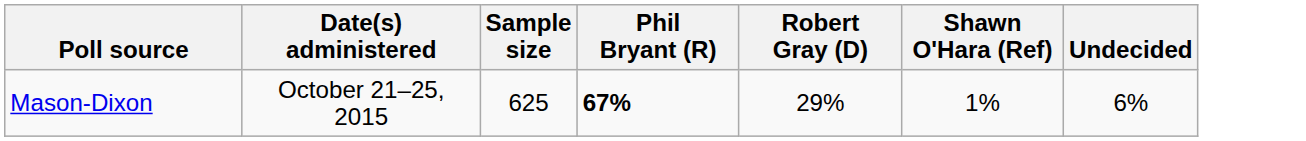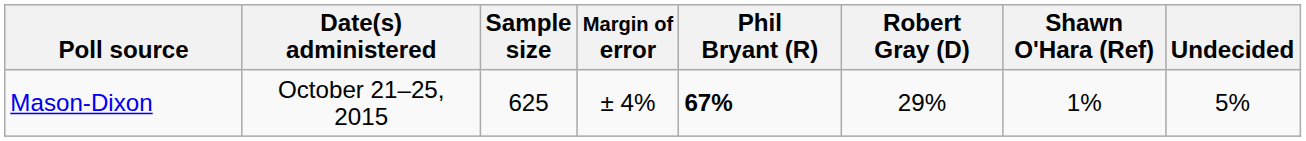+ column: (628, 38)
(1131, 102) 6% -> (1233, 102) 5%
